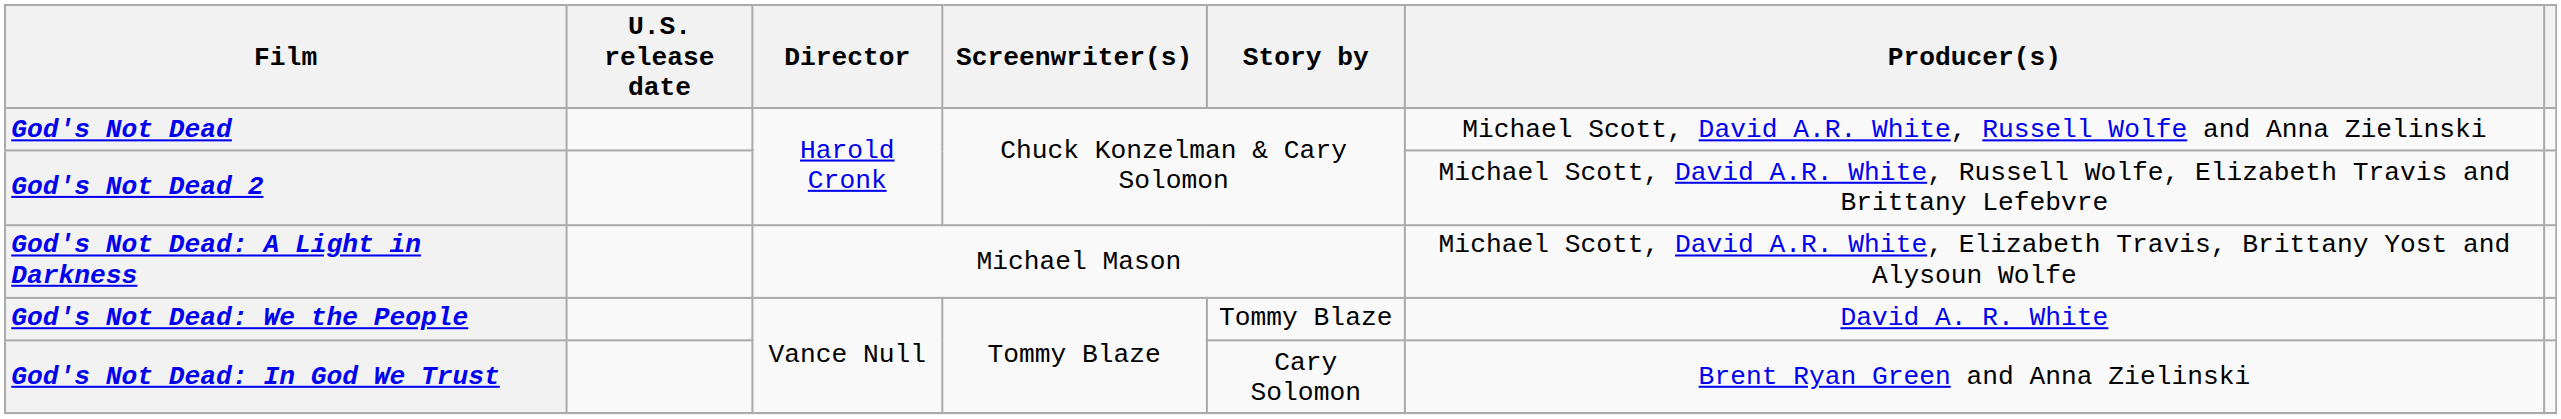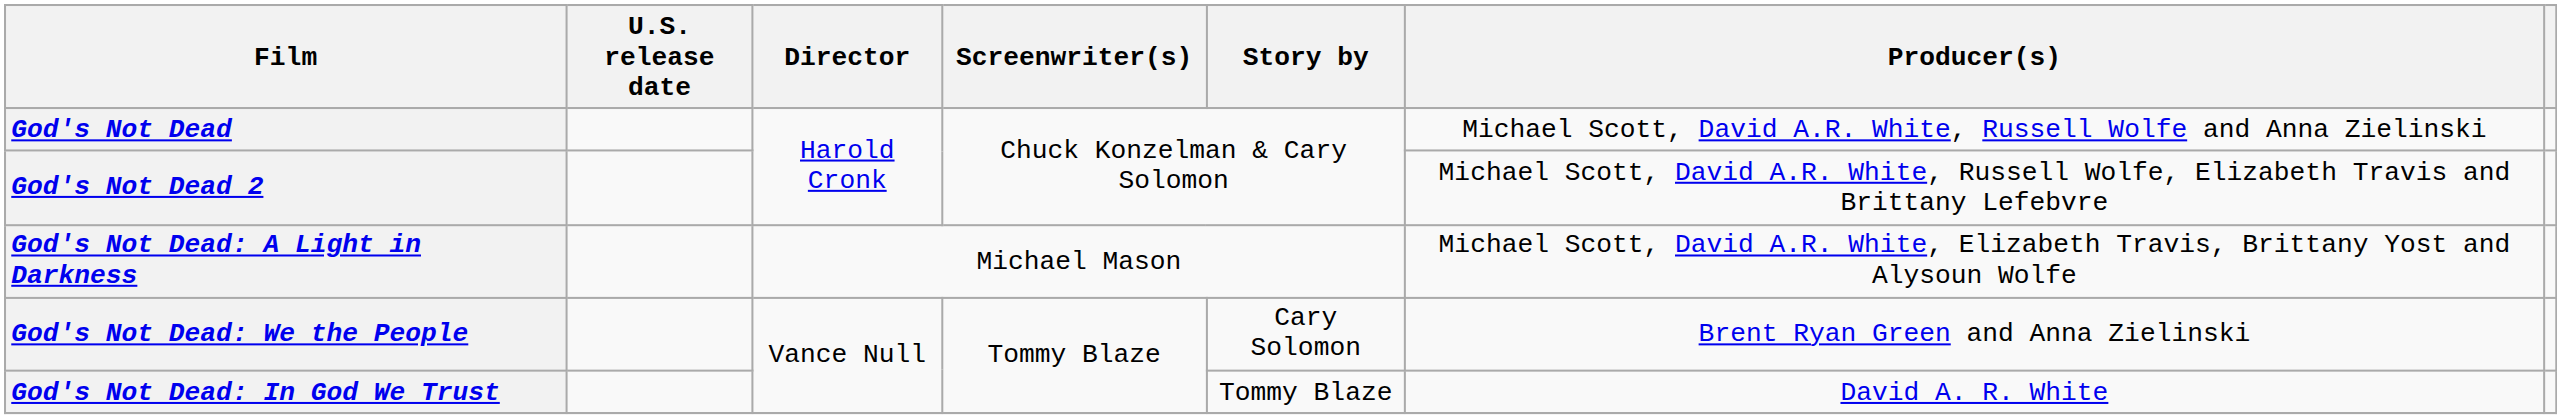(1306, 319) Tommy Blaze -> (1306, 334) Cary Solomon
(1974, 319) David A. R. White -> (1974, 334) Brent Ryan Green and Anna Zielinski
(1306, 377) Cary Solomon -> (1306, 392) Tommy Blaze
(1974, 377) Brent Ryan Green and Anna Zielinski -> (1974, 392) David A. R. White
